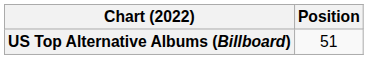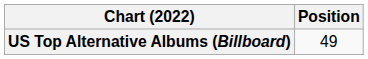(329, 41) 51 -> (329, 41) 49
